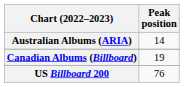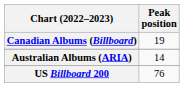rows swapped: (72, 40) <-> (72, 57)
